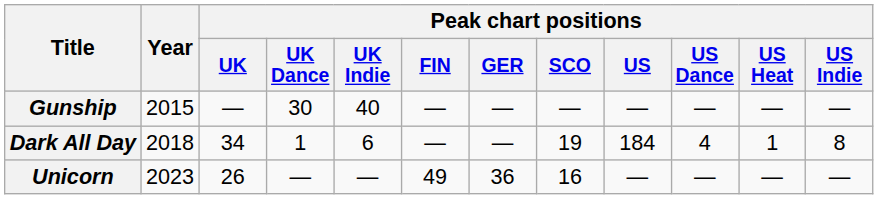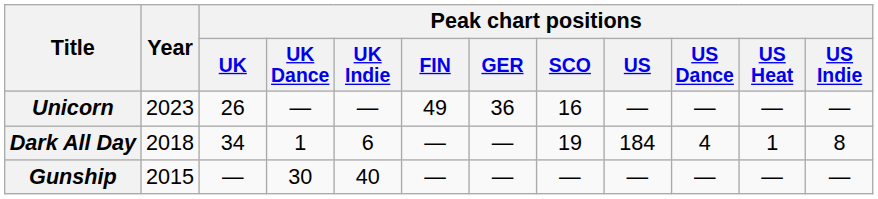rows swapped: (73, 108) <-> (73, 176)
